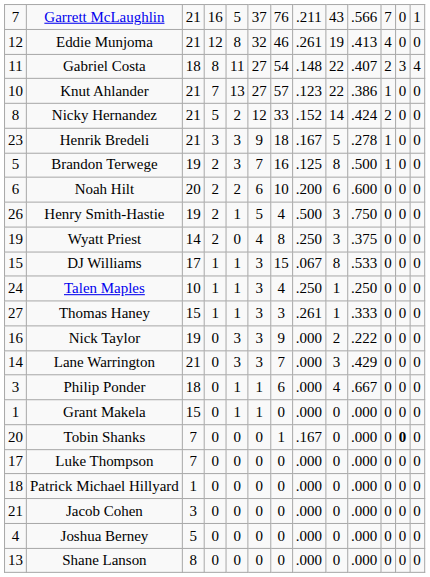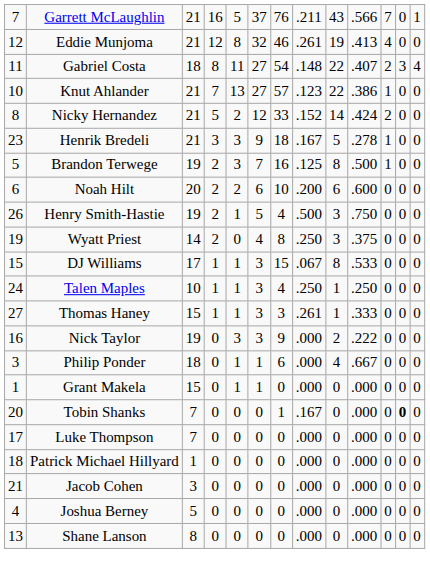- row: (104, 363)
